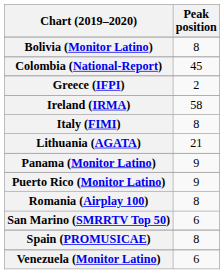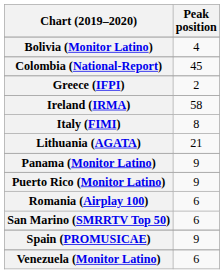(196, 47) 8 -> (196, 47) 4
(196, 201) 8 -> (196, 201) 6
(196, 239) 8 -> (196, 239) 9
